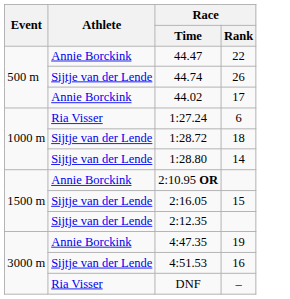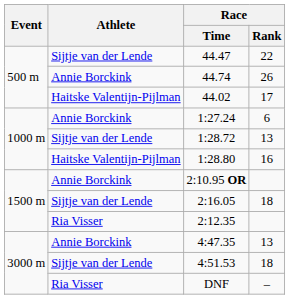(91, 56) Annie Borckink -> (102, 56) Sijtje van der Lende
(102, 77) Sijtje van der Lende -> (91, 77) Annie Borckink
(91, 97) Annie Borckink -> (116, 97) Haitske Valentijn-Pijlman
(77, 118) Ria Visser -> (91, 118) Annie Borckink
(239, 139) 18 -> (267, 139) 13
(102, 159) Sijtje van der Lende -> (116, 159) Haitske Valentijn-Pijlman
(239, 159) 14 -> (267, 159) 16
(239, 201) 15 -> (267, 201) 18
(102, 221) Sijtje van der Lende -> (77, 221) Ria Visser
(239, 242) 19 -> (267, 242) 13
(239, 263) 16 -> (267, 263) 18
